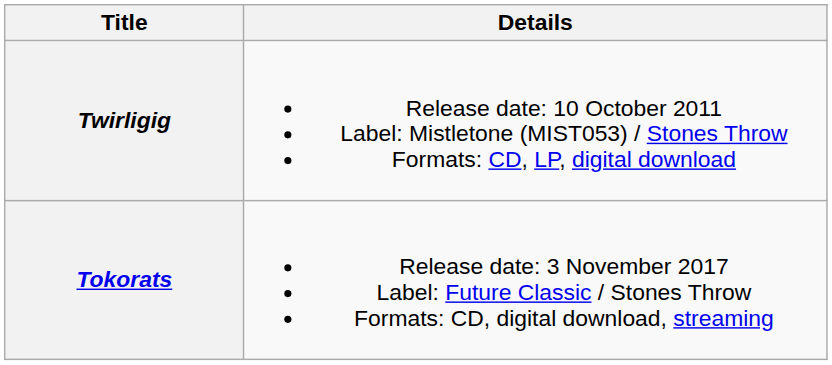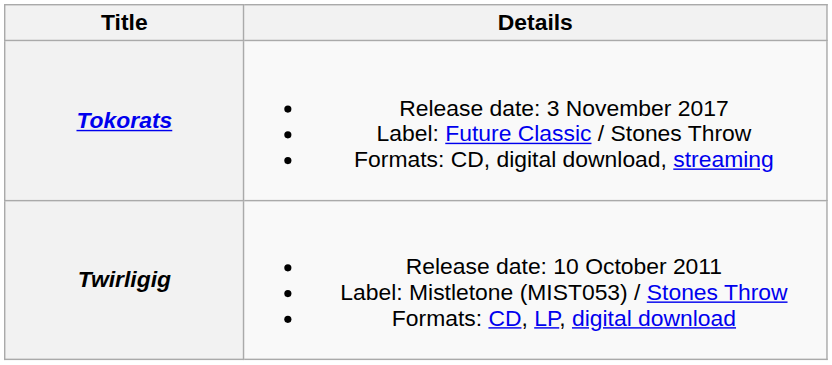rows swapped: (124, 120) <-> (124, 279)
